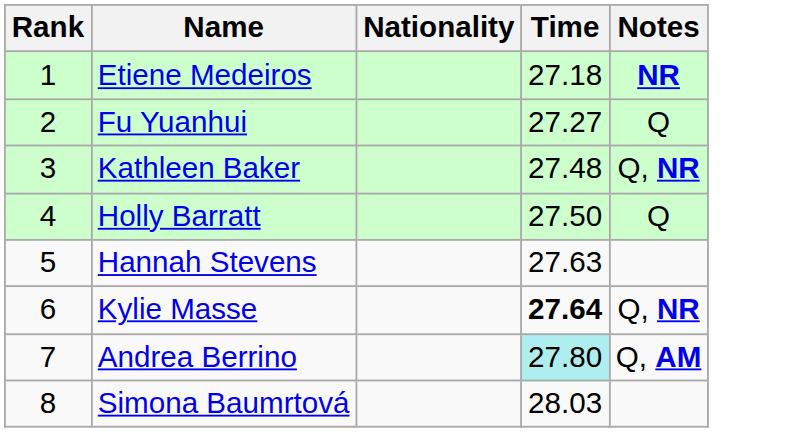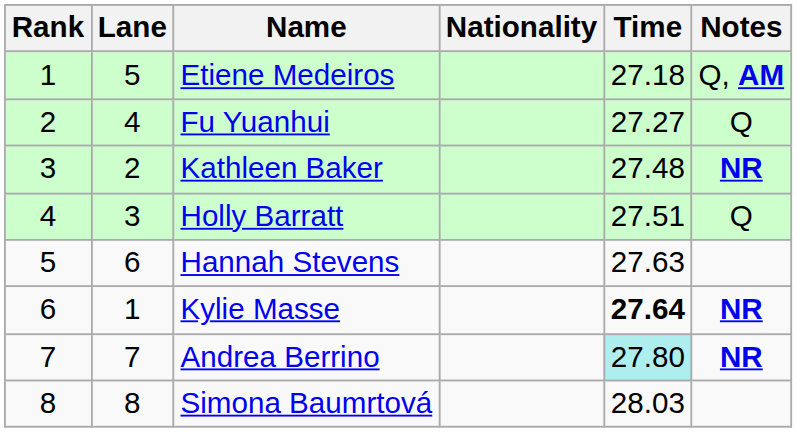+ column: (132, 27)
(659, 74) NR -> (741, 74) Q, AM
(659, 168) Q, NR -> (741, 168) NR
(565, 215) 27.50 -> (648, 215) 27.51
(659, 309) Q, NR -> (741, 309) NR
(659, 356) Q, AM -> (741, 356) NR
